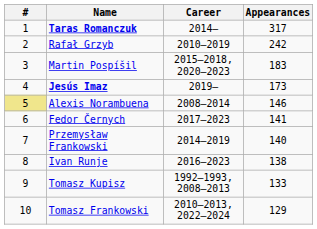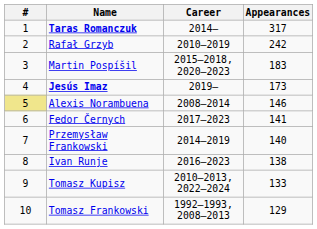(203, 183) 1992–1993, 2008–2013 -> (203, 183) 2010–2013, 2022–2024
(203, 211) 2010–2013, 2022–2024 -> (203, 211) 1992–1993, 2008–2013
